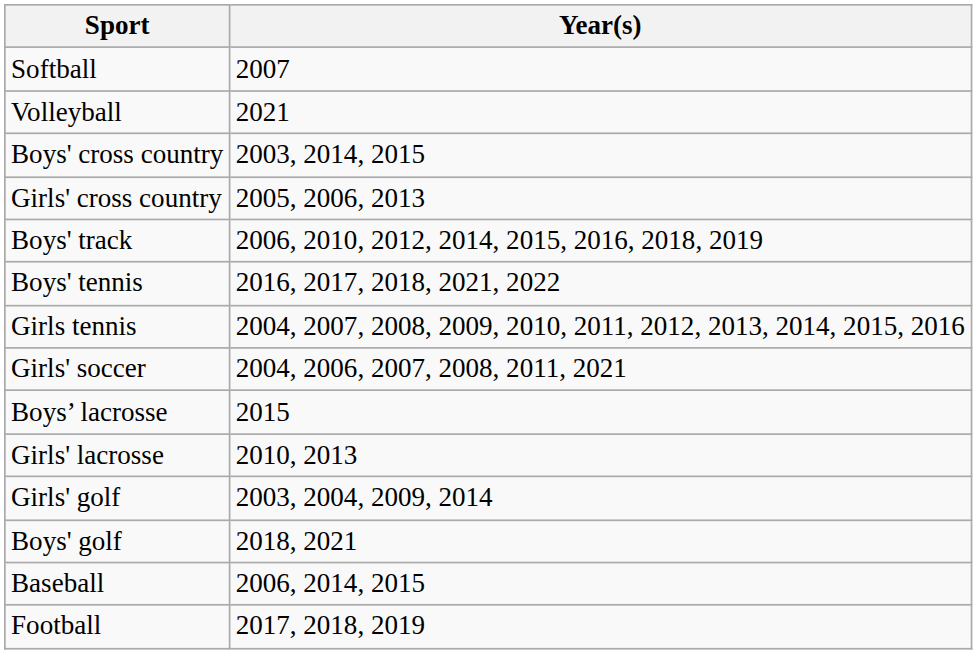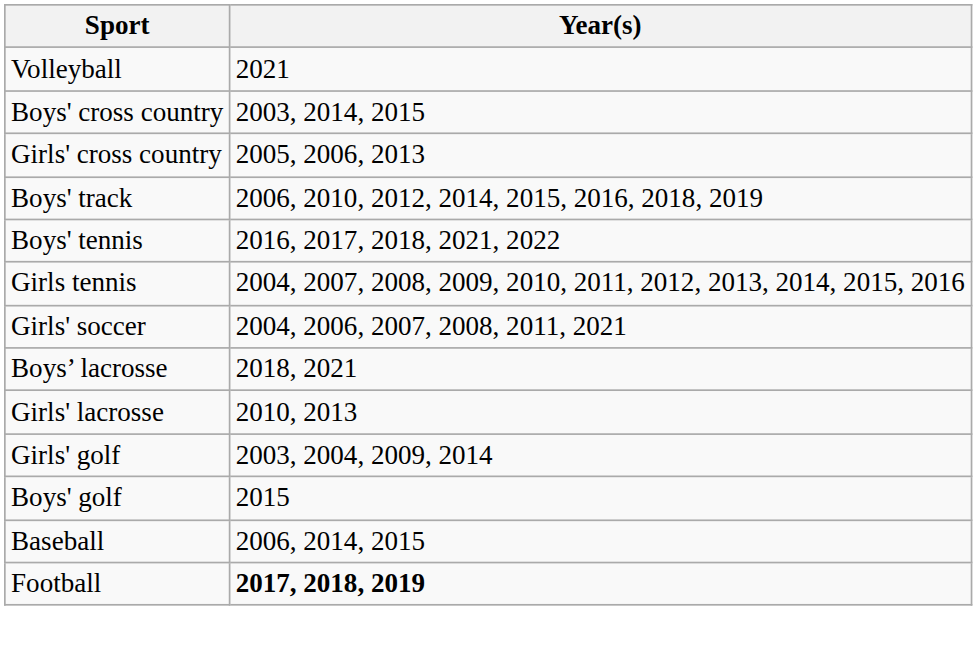- row: (54, 68)
(263, 411) 2015 -> (297, 369) 2018, 2021
(297, 540) 2018, 2021 -> (263, 497) 2015
(330, 626) normal -> (330, 583) bold
